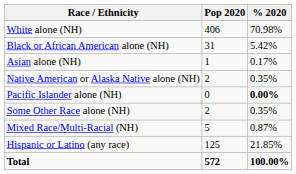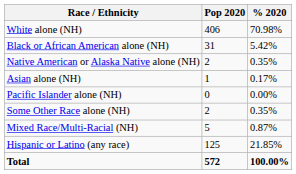rows swapped: (103, 78) <-> (44, 62)
(264, 95) bold -> (263, 95) normal
